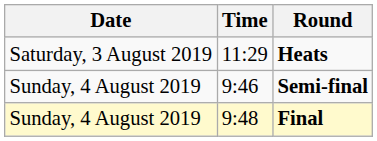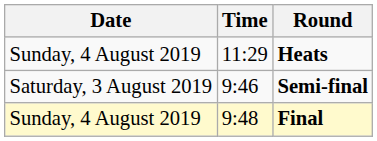(111, 53) Saturday, 3 August 2019 -> (105, 53) Sunday, 4 August 2019
(105, 86) Sunday, 4 August 2019 -> (111, 86) Saturday, 3 August 2019
